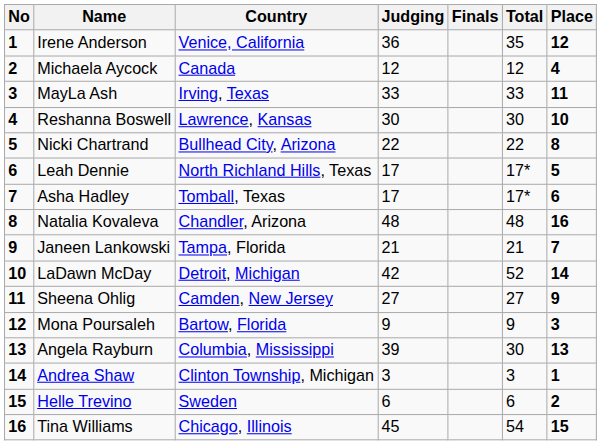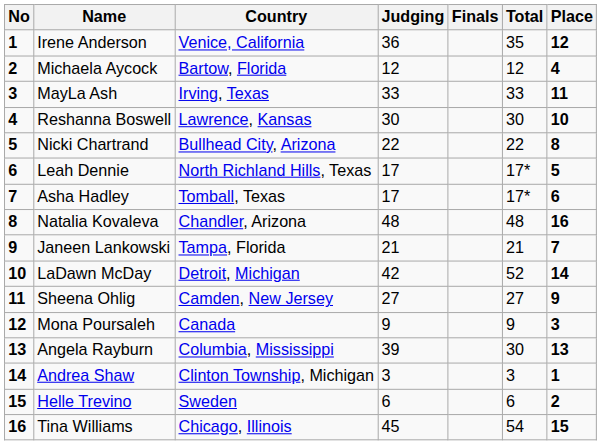(207, 68) Canada -> (232, 68) Bartow, Florida
(232, 324) Bartow, Florida -> (207, 324) Canada
